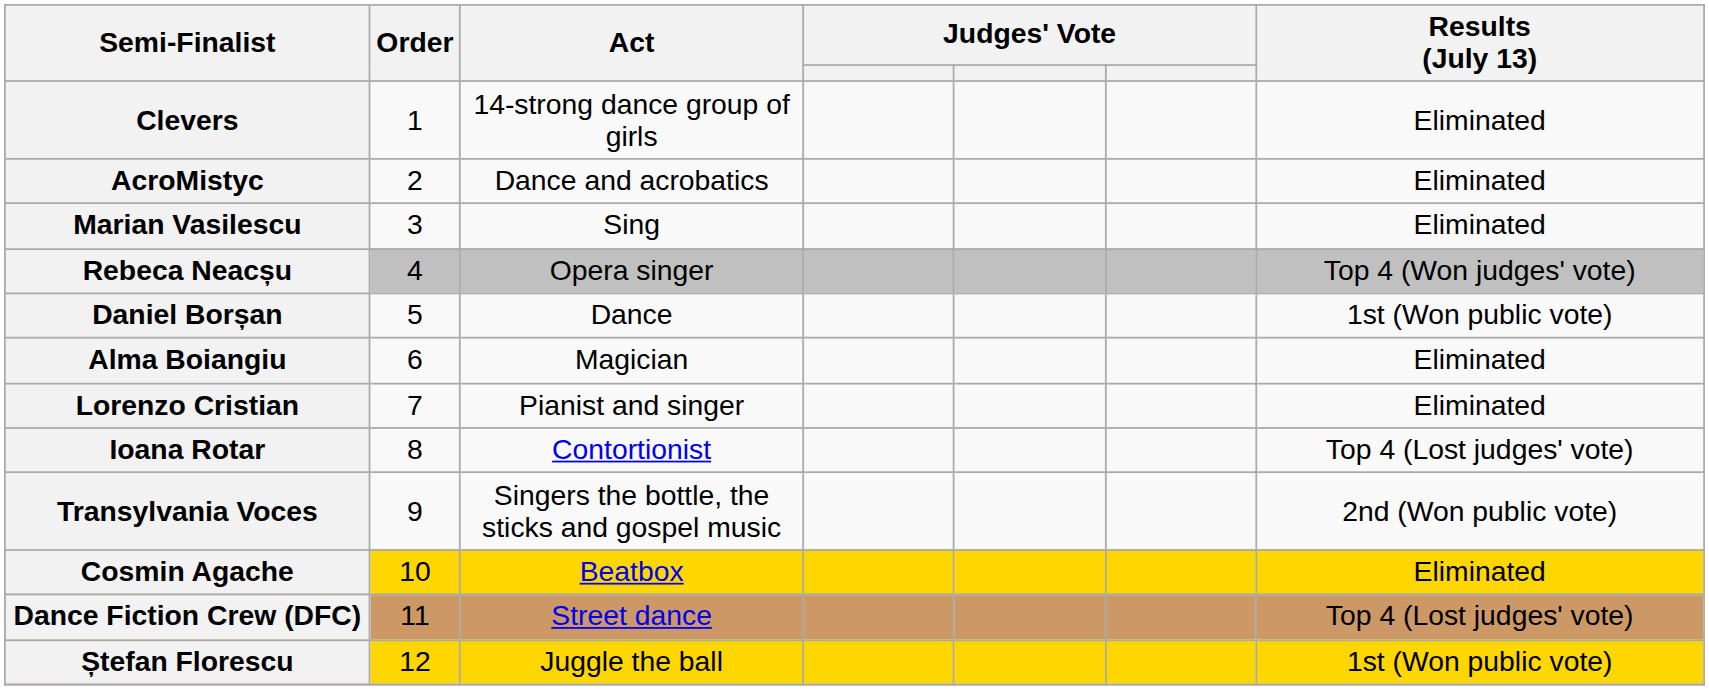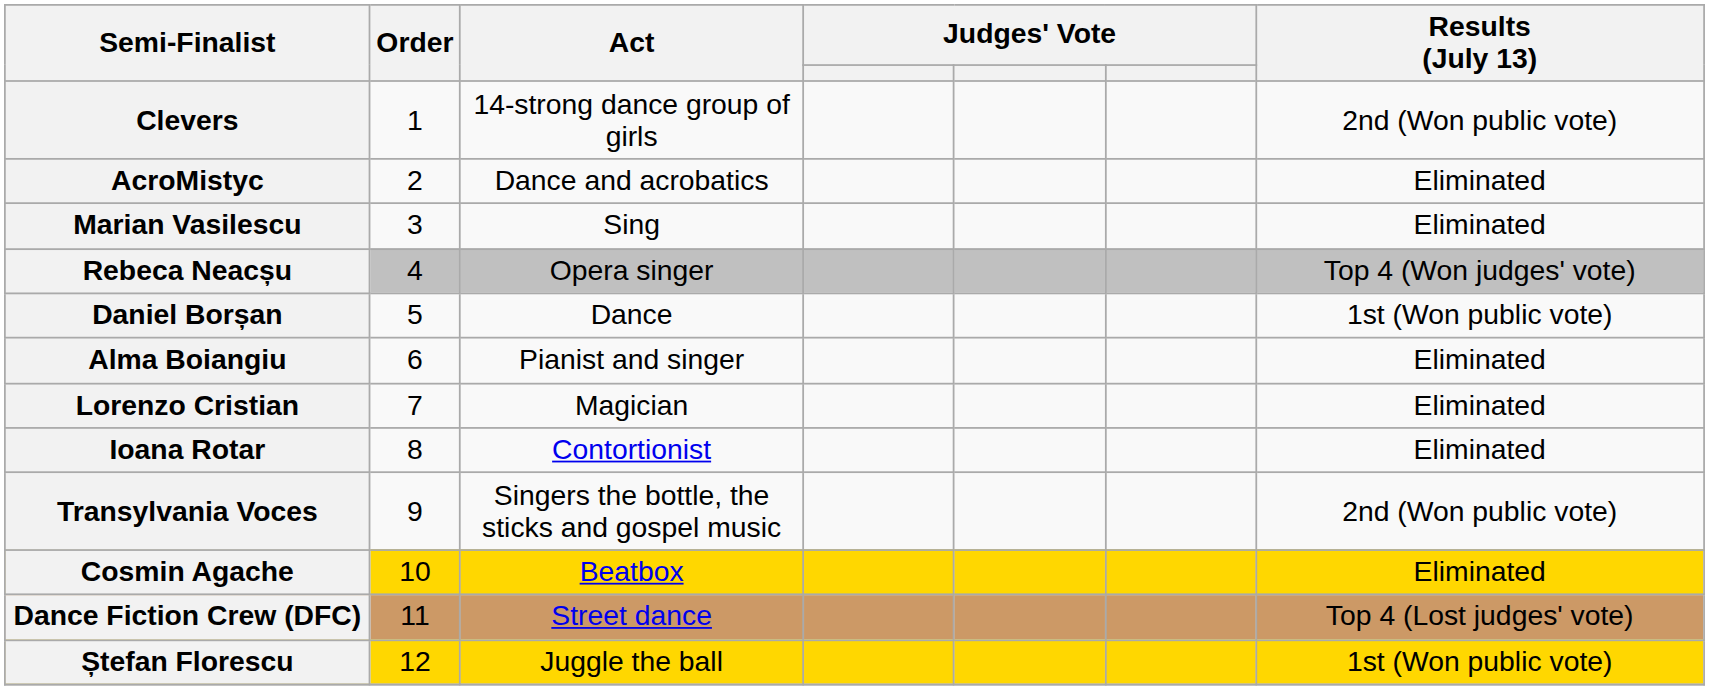(1480, 119) Eliminated -> (1480, 119) 2nd (Won public vote)
(632, 360) Magician -> (632, 360) Pianist and singer
(632, 405) Pianist and singer -> (632, 405) Magician
(1480, 449) Top 4 (Lost judges' vote) -> (1480, 449) Eliminated
